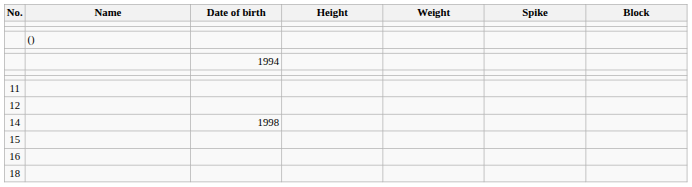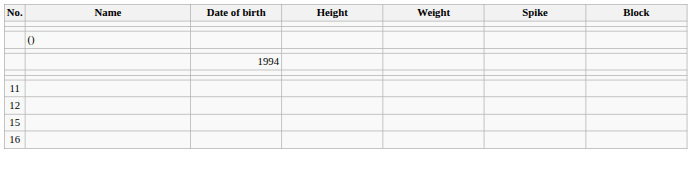- row: (15, 122)
- row: (15, 173)
